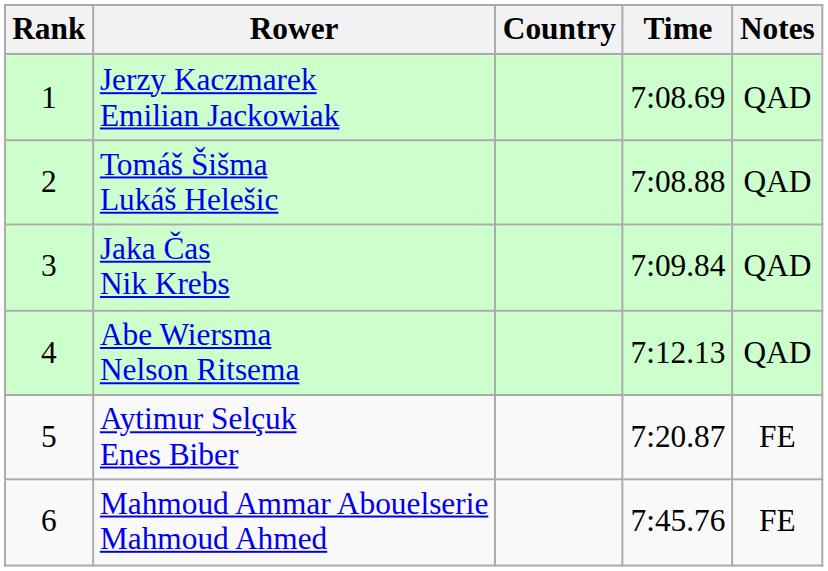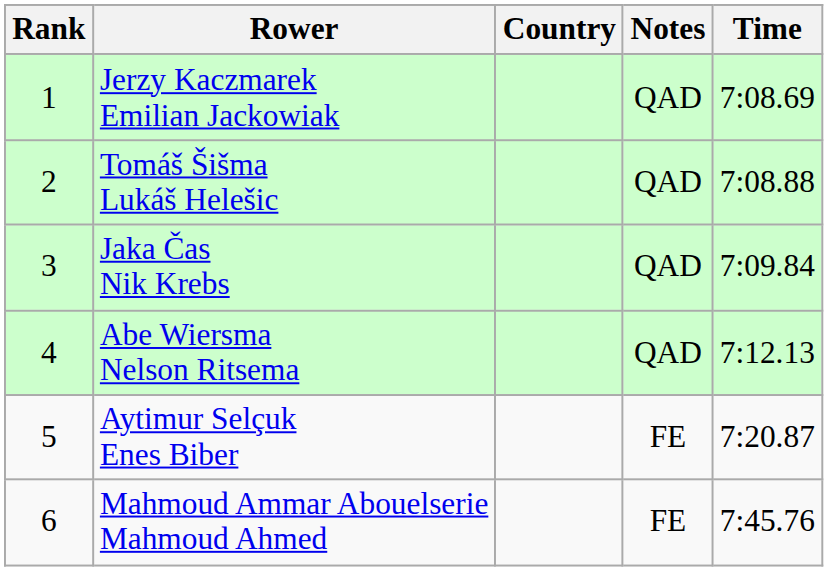columns swapped: (678, 29) <-> (777, 29)
